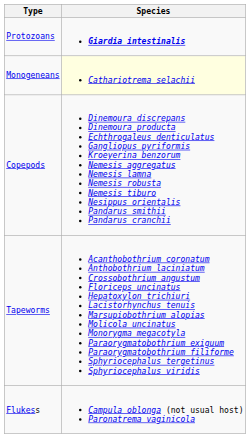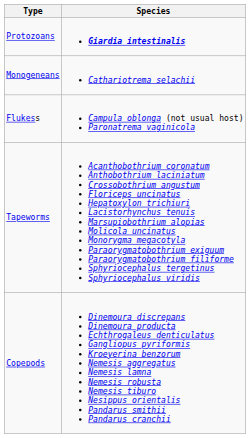(153, 80) lightyellow background -> (153, 80) no background
rows swapped: (23, 409) <-> (26, 165)
